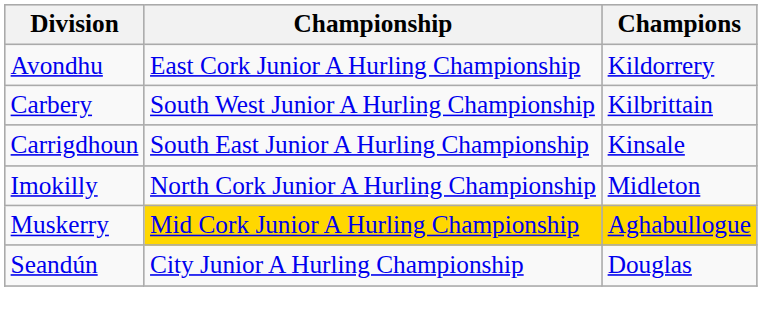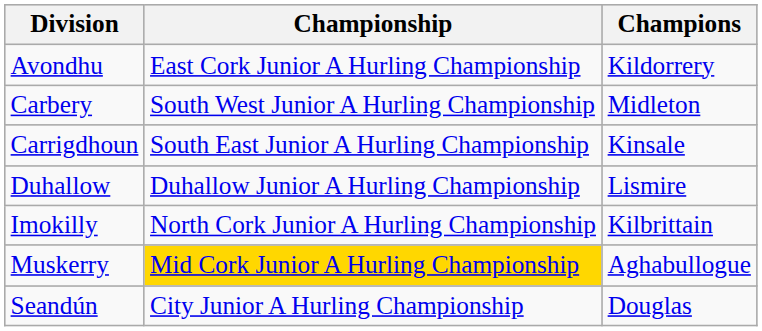(660, 104) Kilbrittain -> (654, 104) Midleton
+ row: (60, 184)
(654, 184) Midleton -> (660, 225) Kilbrittain
(679, 225) gold background -> (679, 265) no background
